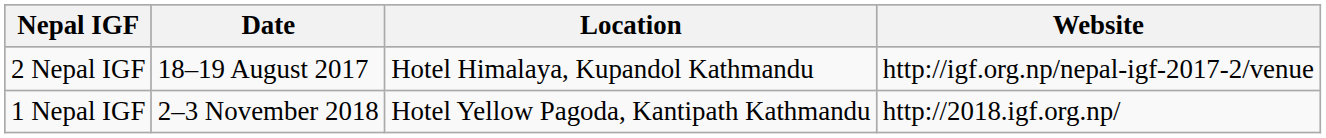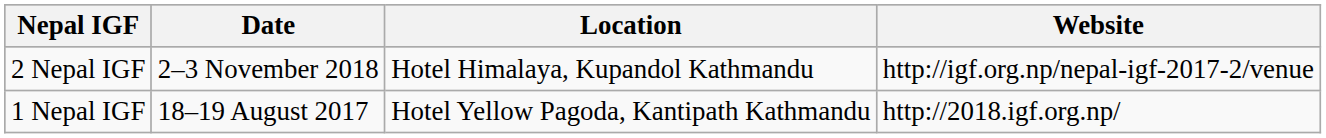(263, 68) 18–19 August 2017 -> (268, 68) 2–3 November 2018
(268, 111) 2–3 November 2018 -> (263, 111) 18–19 August 2017
